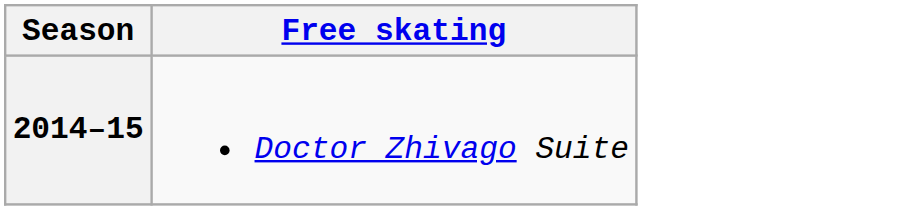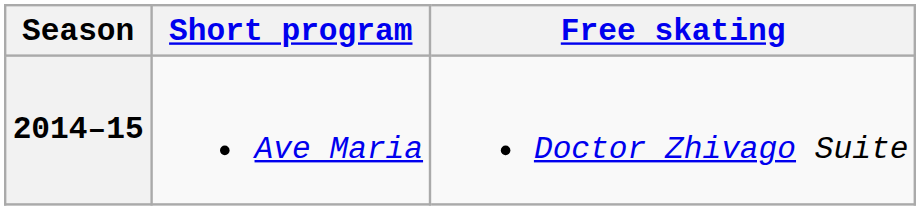+ column: (291, 31)
